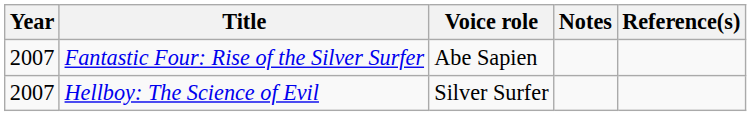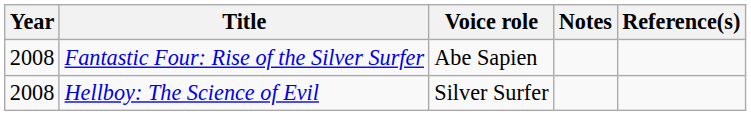(32, 57) 2007 -> (32, 57) 2008
(32, 92) 2007 -> (32, 92) 2008
